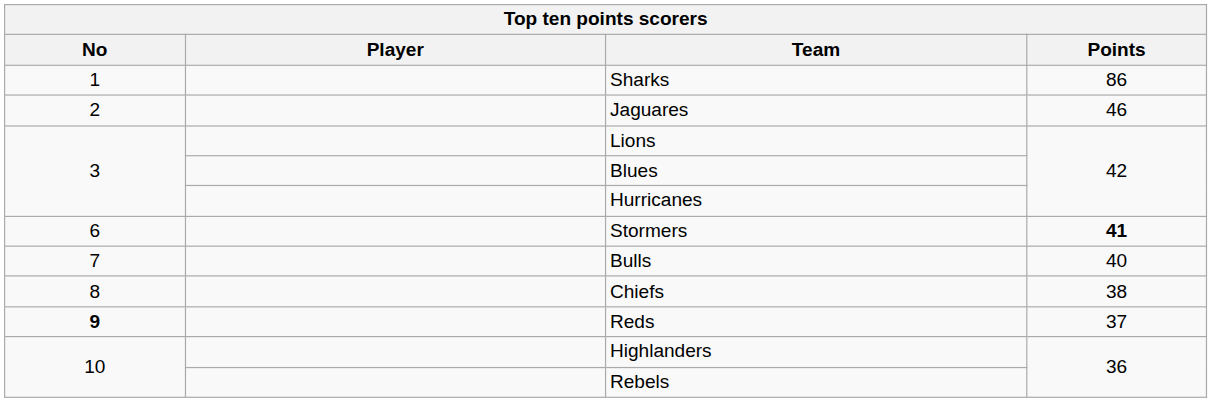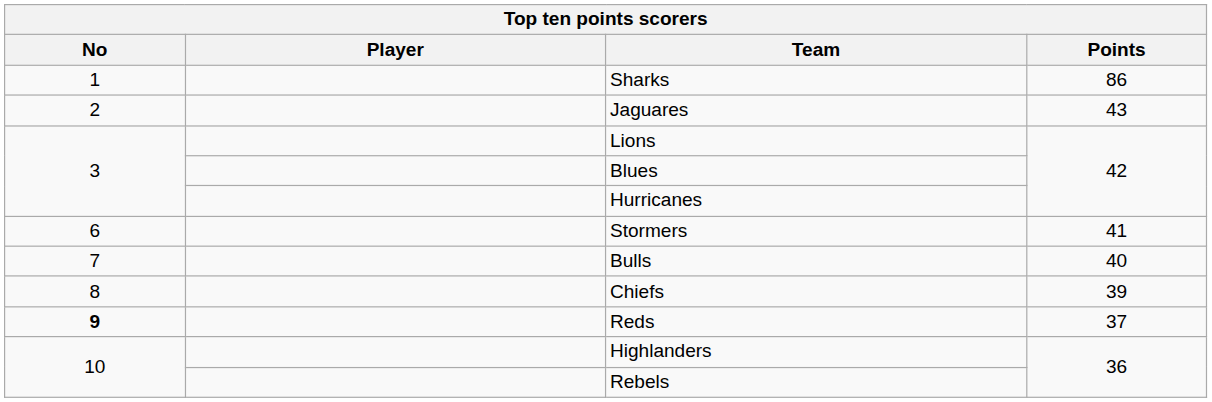(1117, 110) 46 -> (1117, 110) 43
(1117, 230) bold -> (1117, 230) normal
(1117, 291) 38 -> (1117, 291) 39
